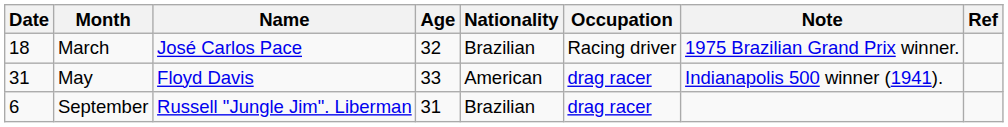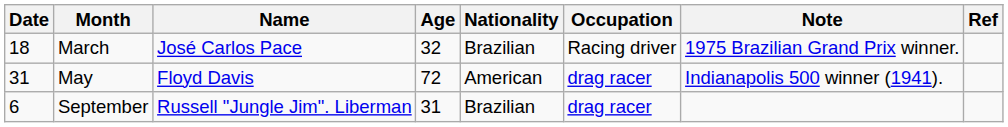(431, 77) 33 -> (431, 77) 72
